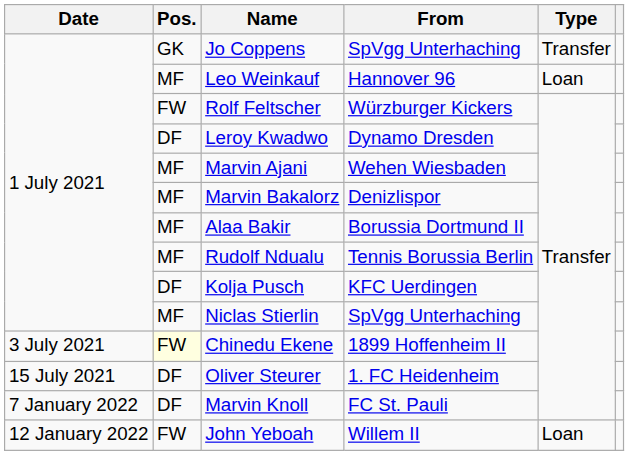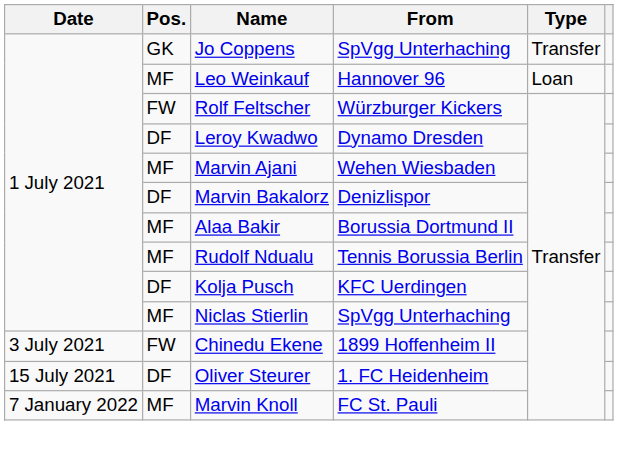(171, 197) MF -> (159, 197) DF
(172, 345) lightyellow background -> (161, 345) no background
(169, 405) DF -> (160, 405) MF
- row: (259, 434)
